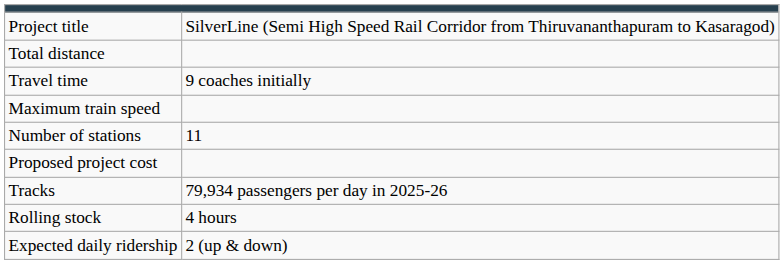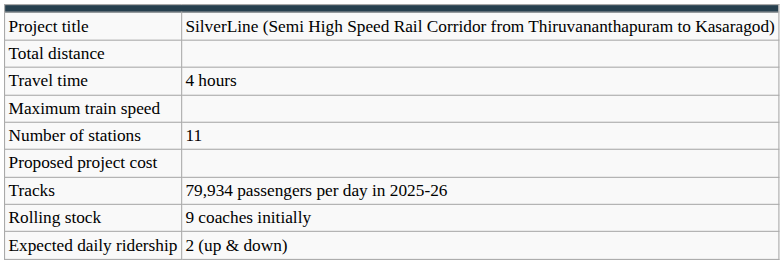(248, 80) 9 coaches initially -> (211, 80) 4 hours
(211, 218) 4 hours -> (248, 218) 9 coaches initially
